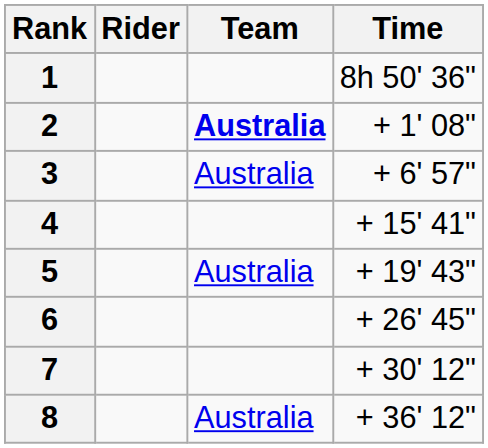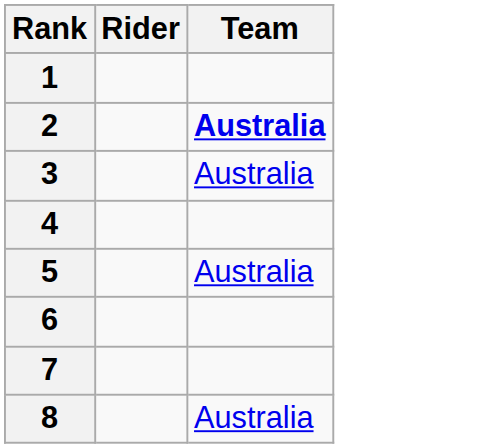- column: (408, 28)
